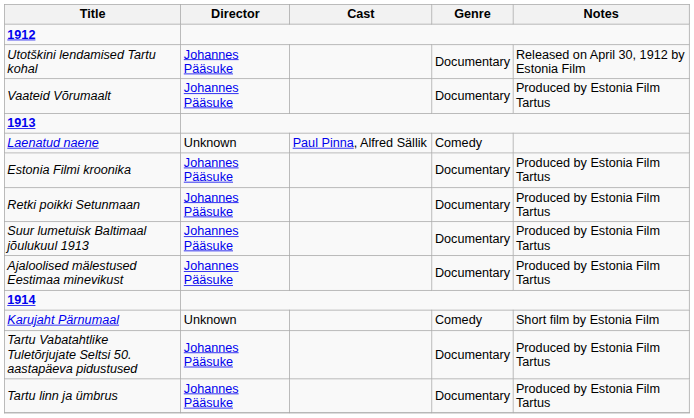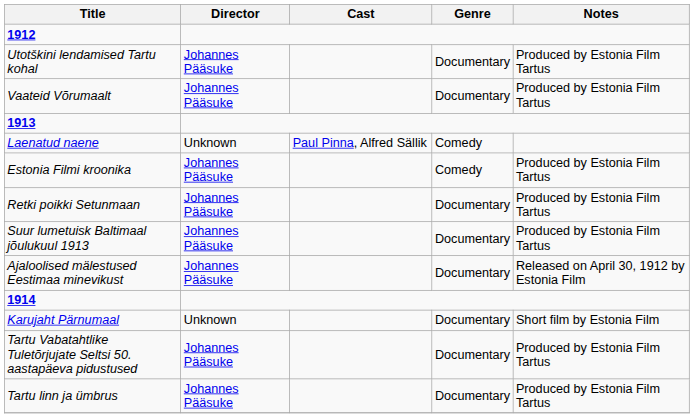(600, 61) Released on April 30, 1912 by Estonia Film -> (588, 61) Produced by Estonia Film Tartus
(473, 170) Documentary -> (458, 170) Comedy
(588, 273) Produced by Estonia Film Tartus -> (600, 273) Released on April 30, 1912 by Estonia Film
(458, 320) Comedy -> (473, 320) Documentary
